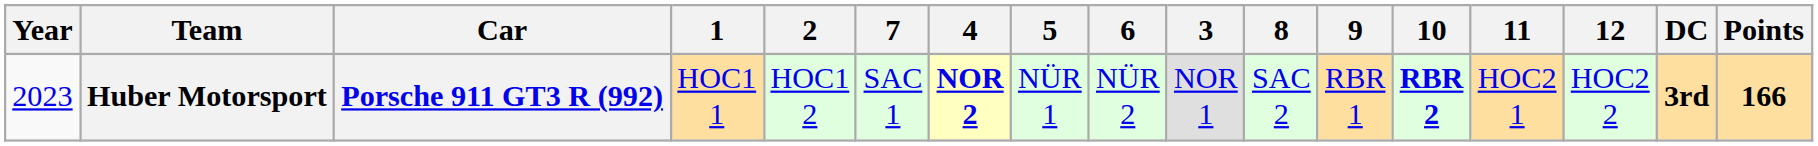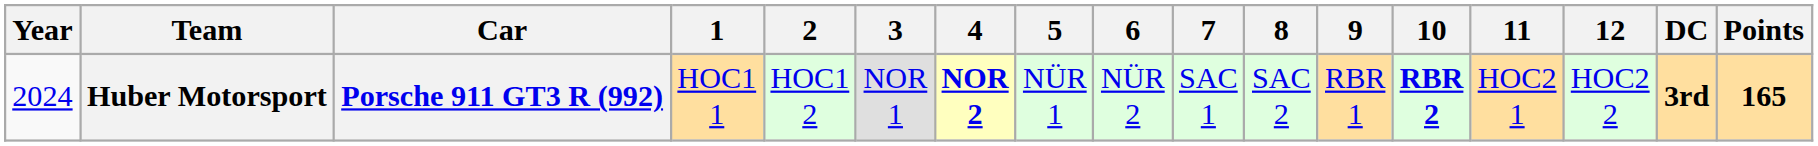columns swapped: (1206, 28) <-> (893, 28)
(42, 96) 2023 -> (42, 96) 2024
(1764, 96) 166 -> (1764, 96) 165
